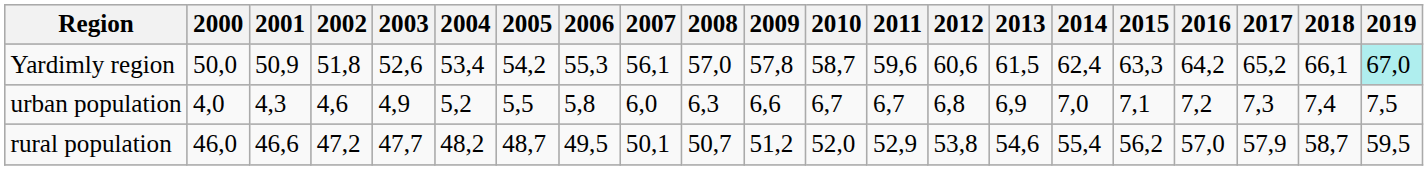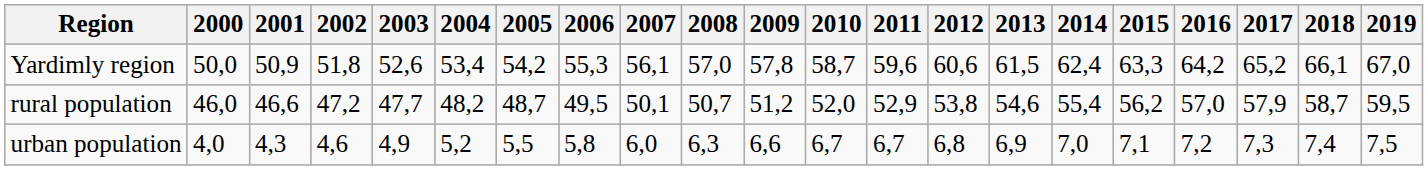(1388, 64) paleturquoise background -> (1388, 64) no background
rows swapped: (96, 104) <-> (91, 143)
